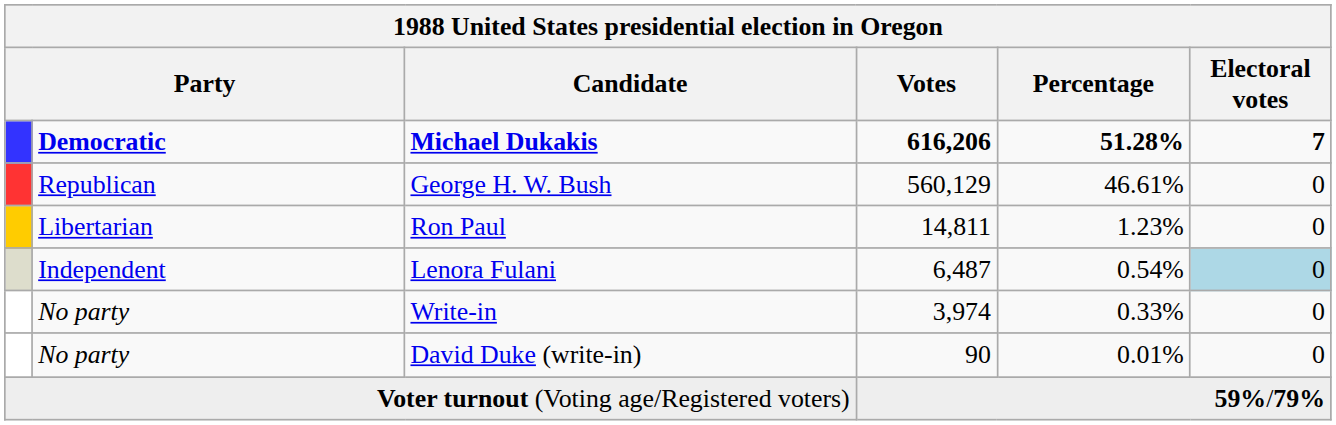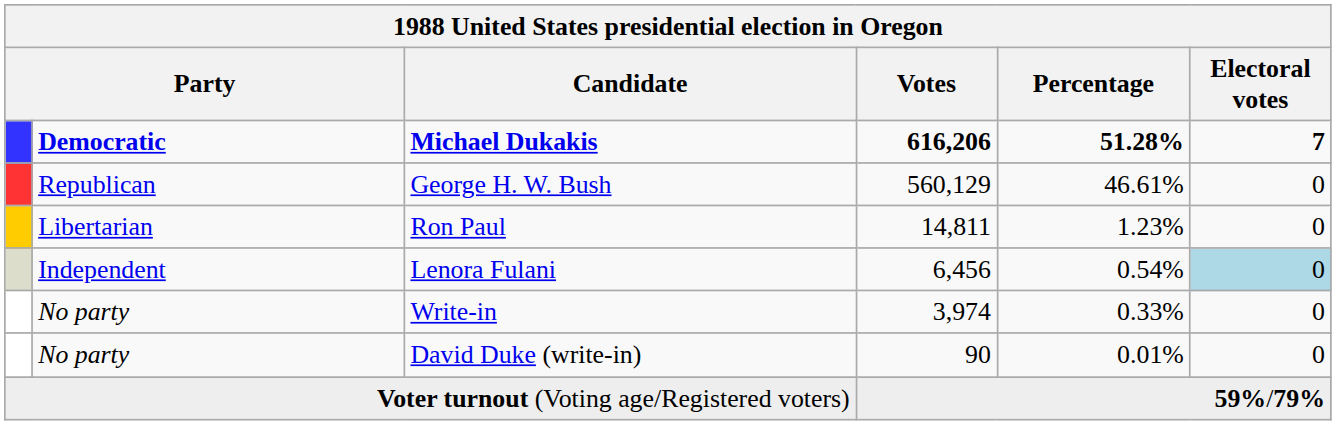(962, 269) 6,487 -> (962, 269) 6,456
